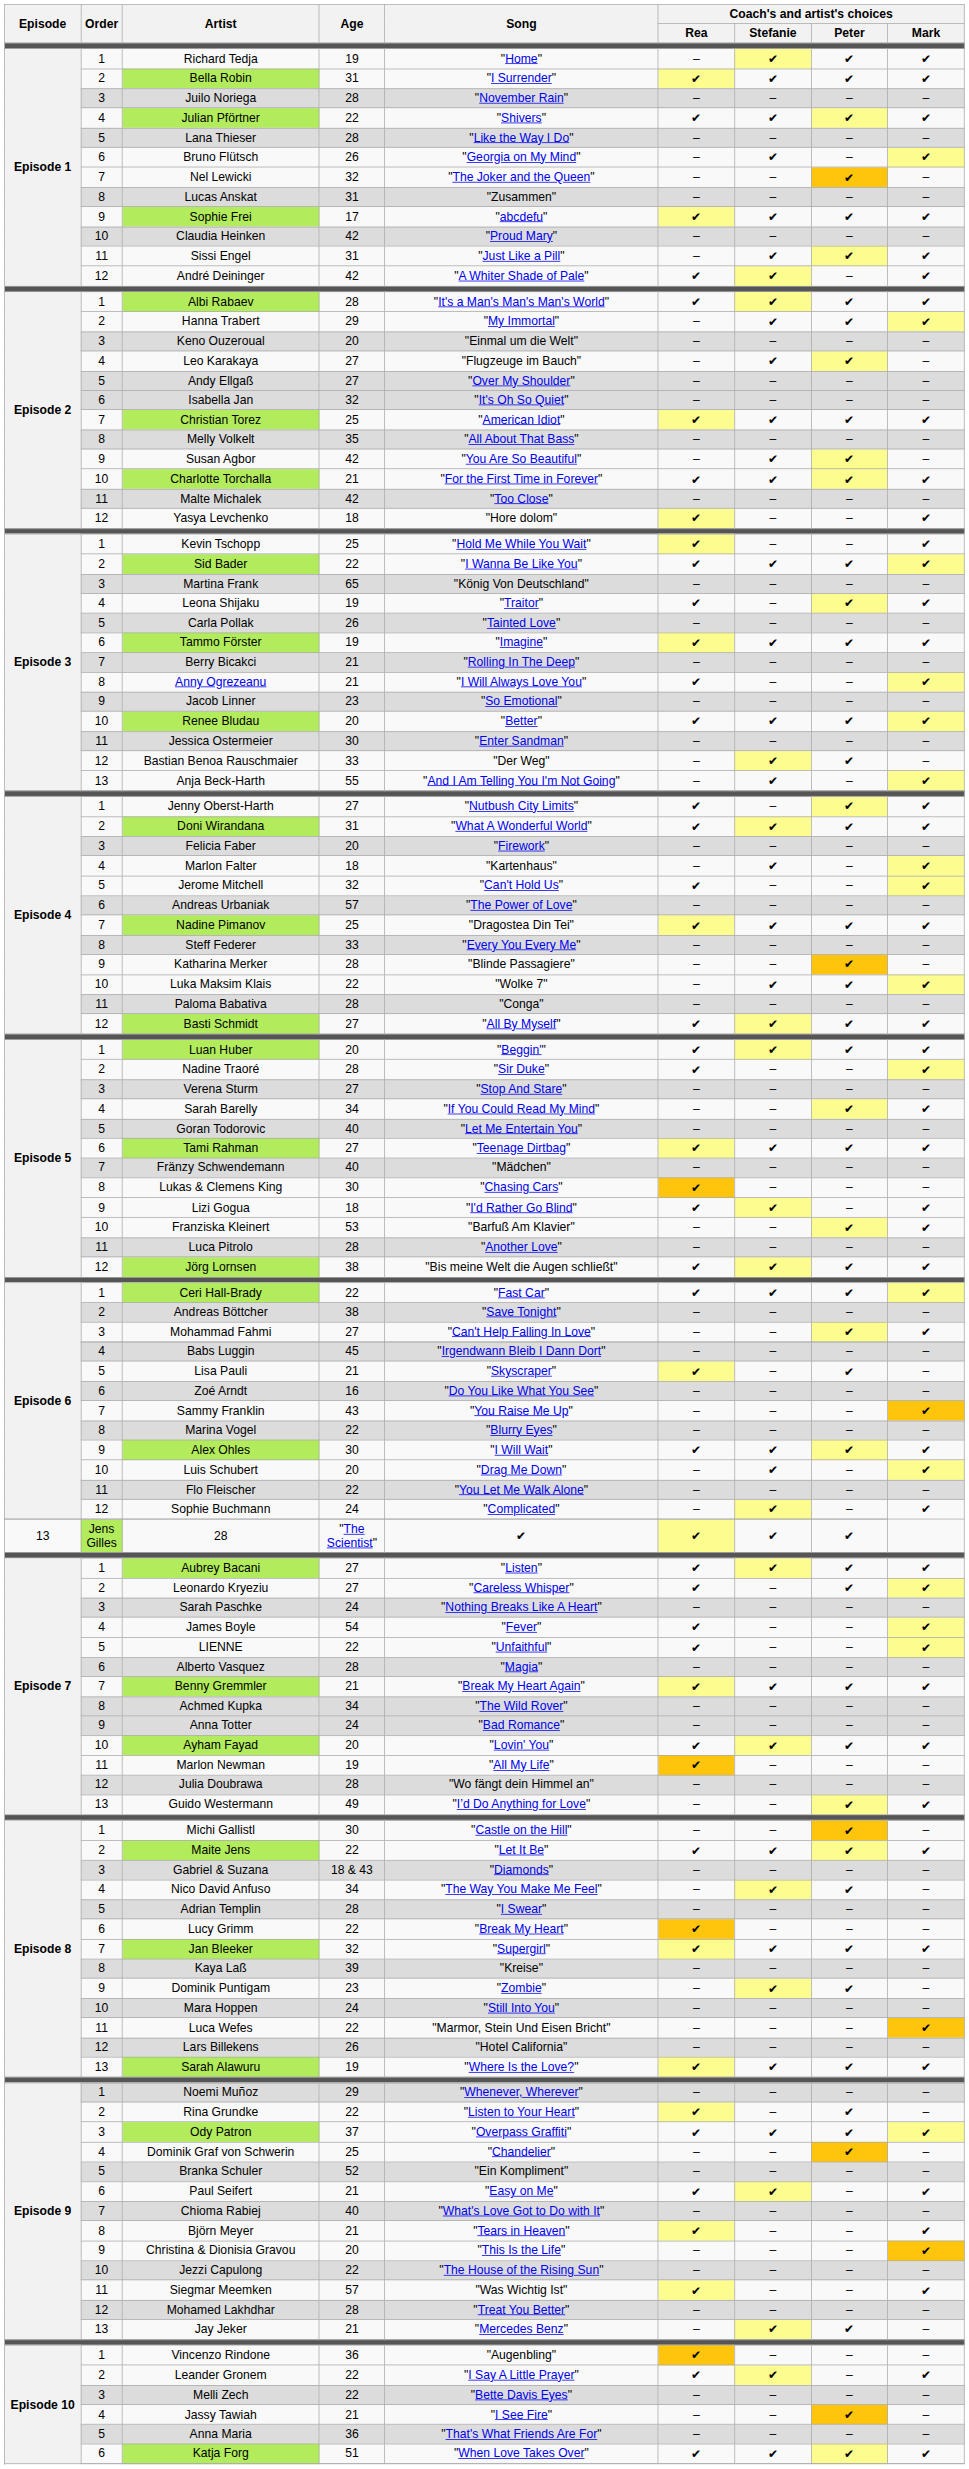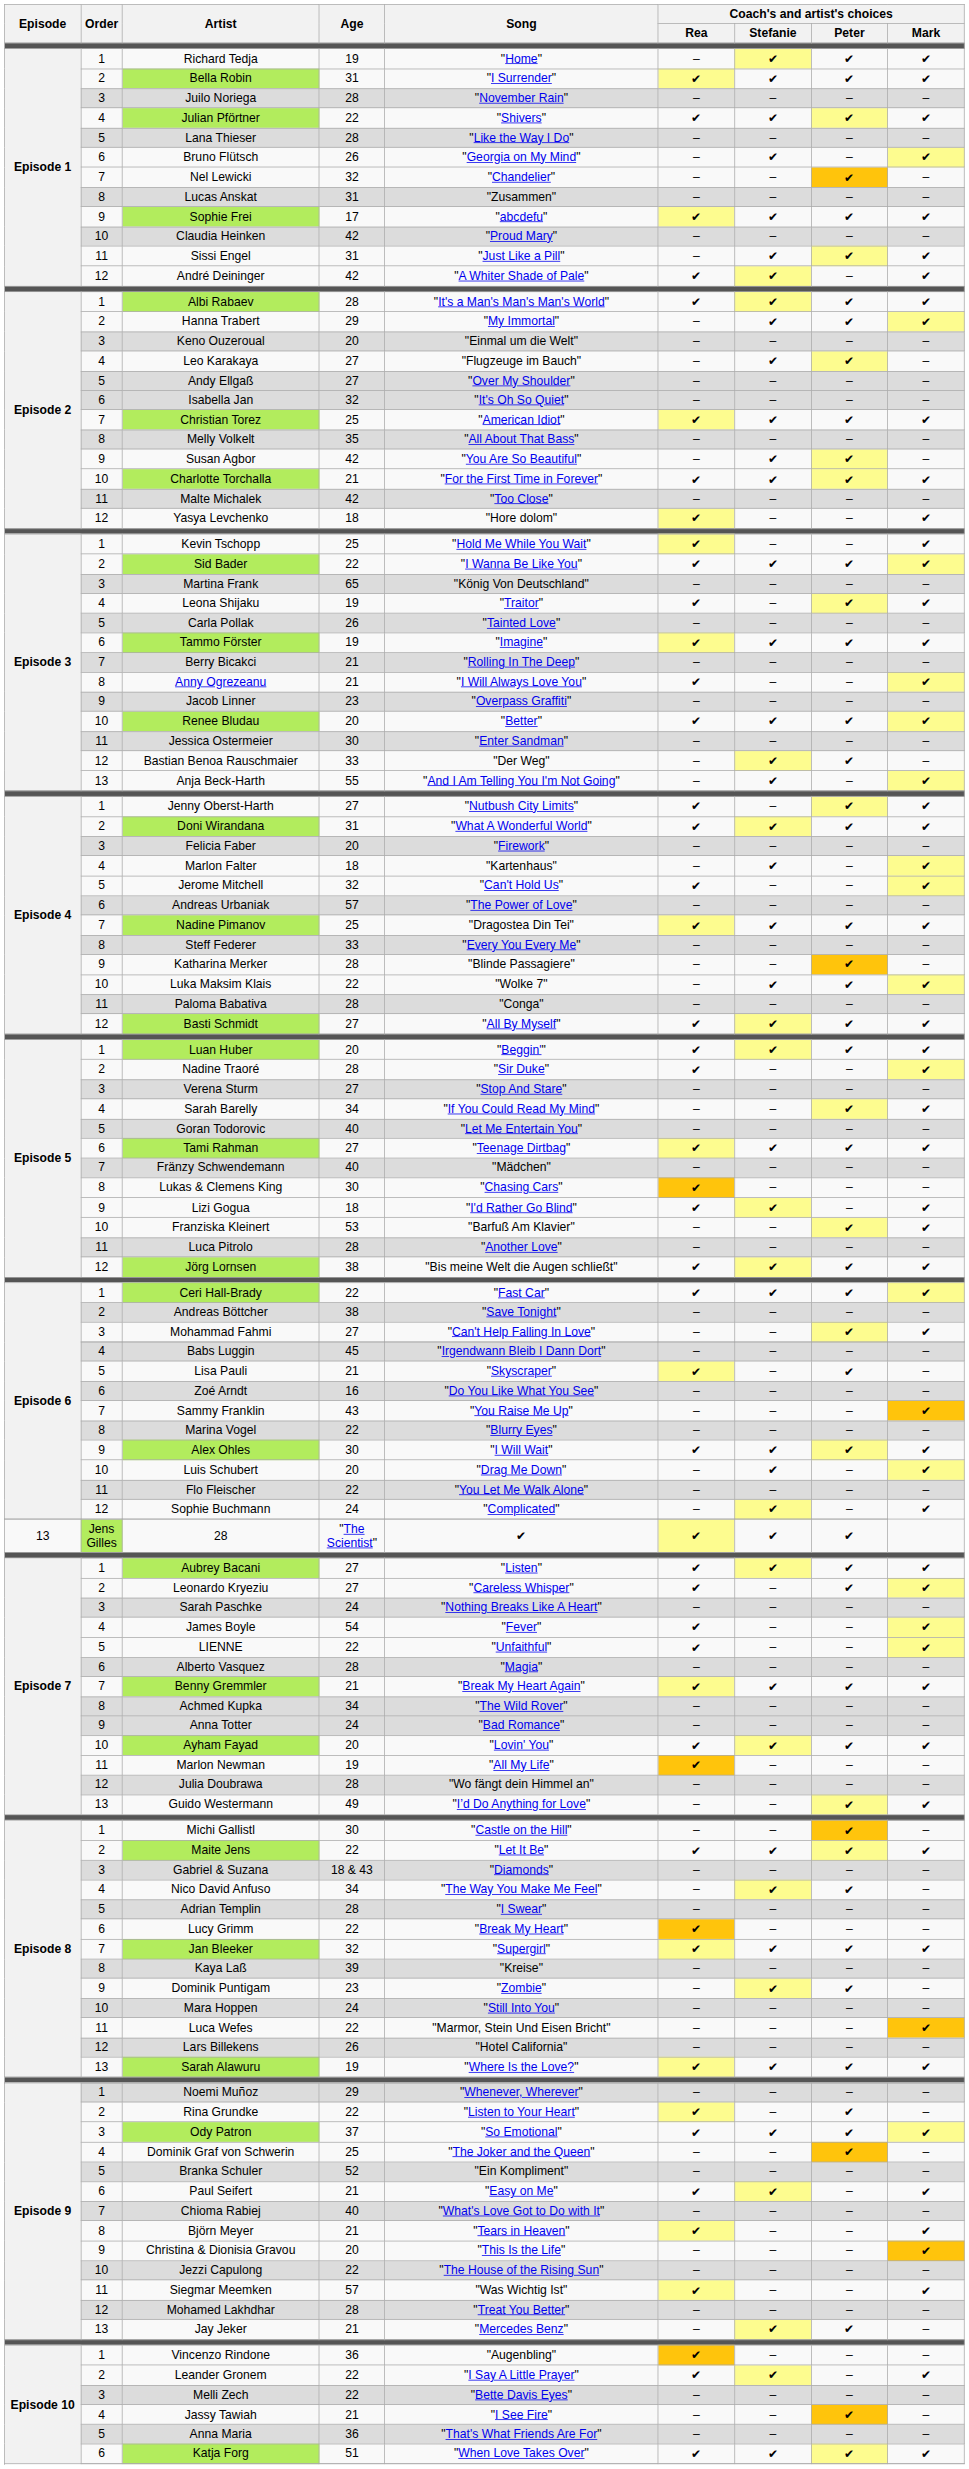(521, 177) "The Joker and the Queen" -> (521, 177) "Chandelier"
(521, 701) "So Emotional" -> (521, 701) "Overpass Graffiti"
(521, 2132) "Overpass Graffiti" -> (521, 2132) "So Emotional"
(521, 2152) "Chandelier" -> (521, 2152) "The Joker and the Queen"
